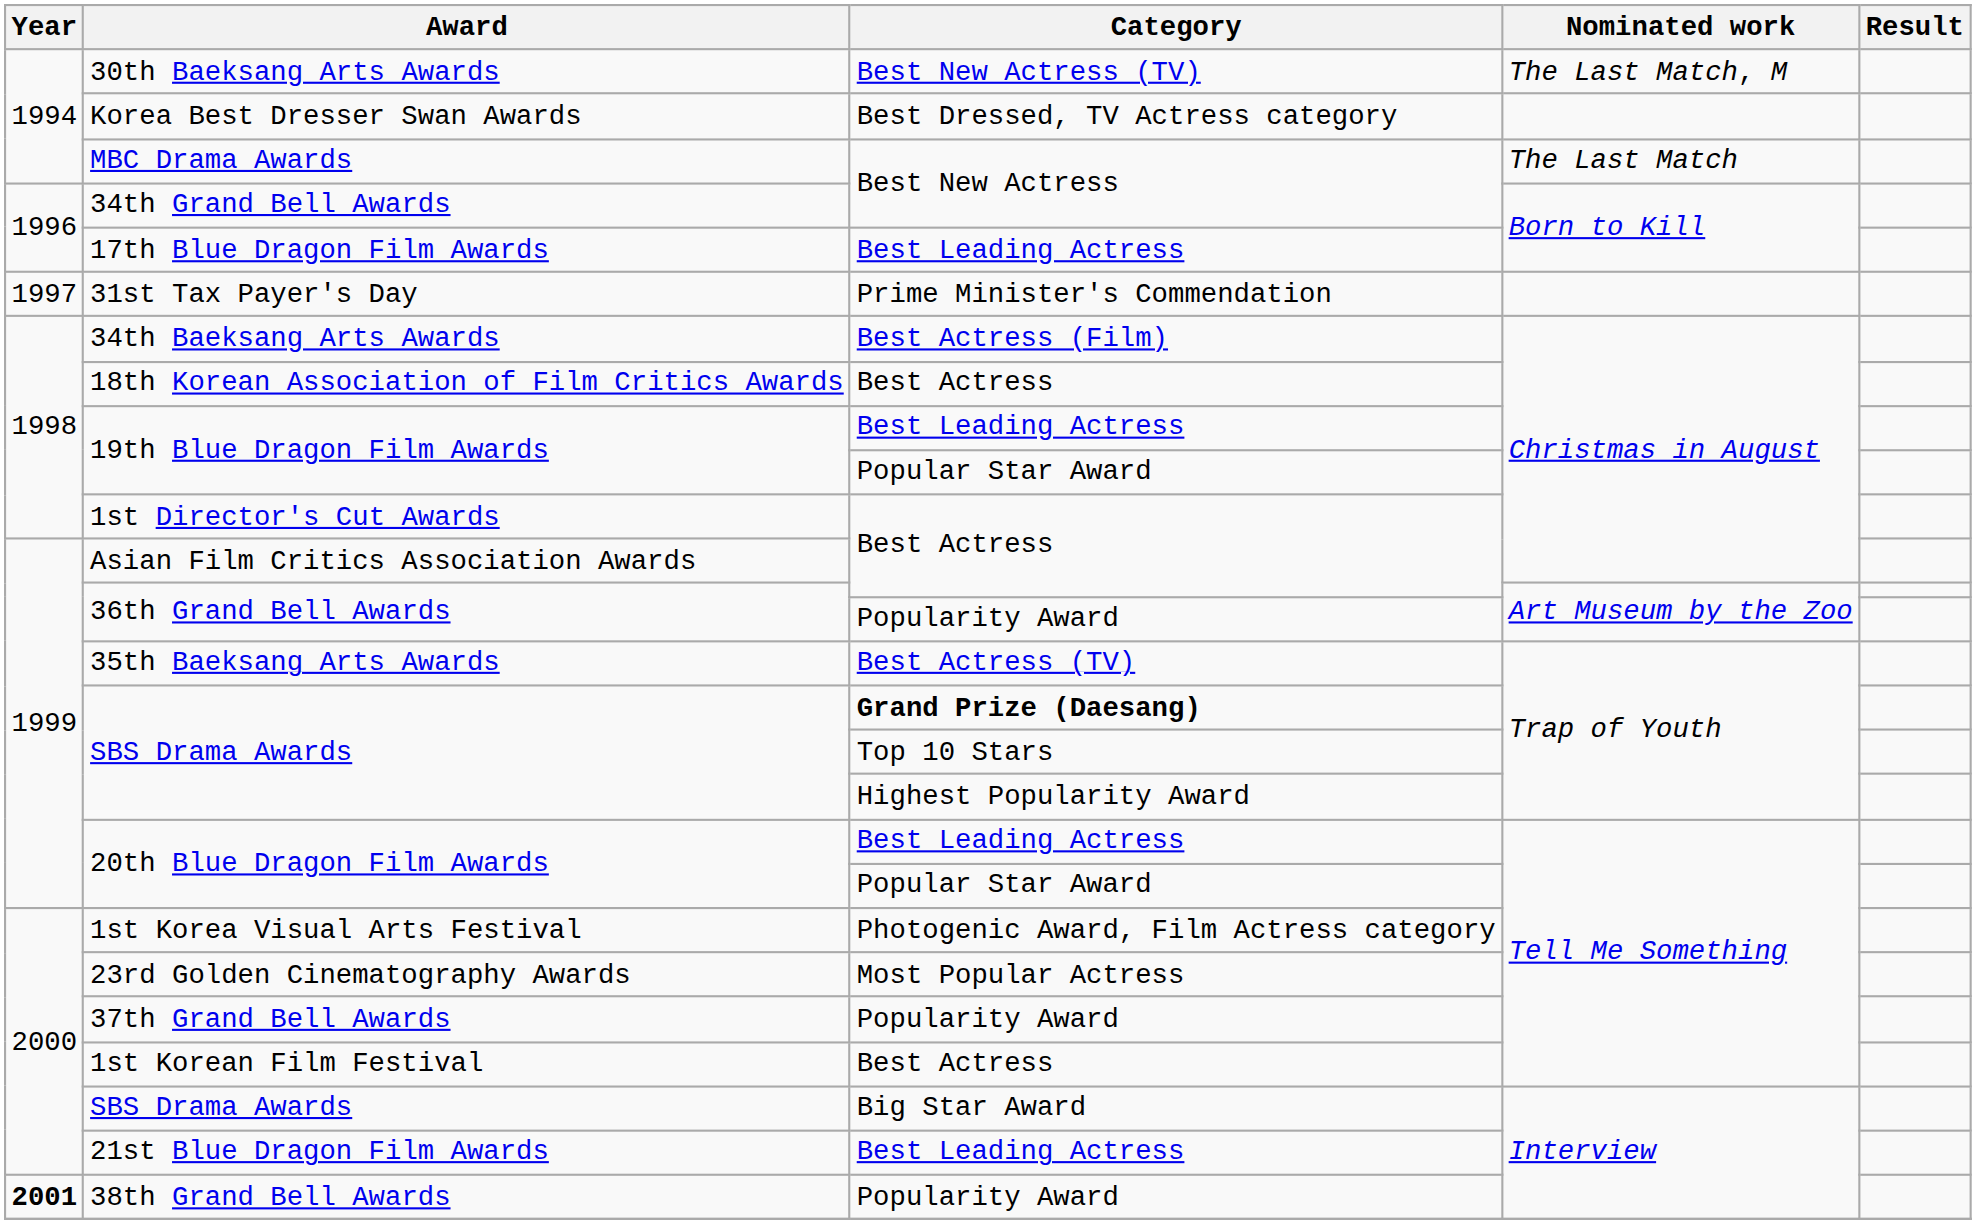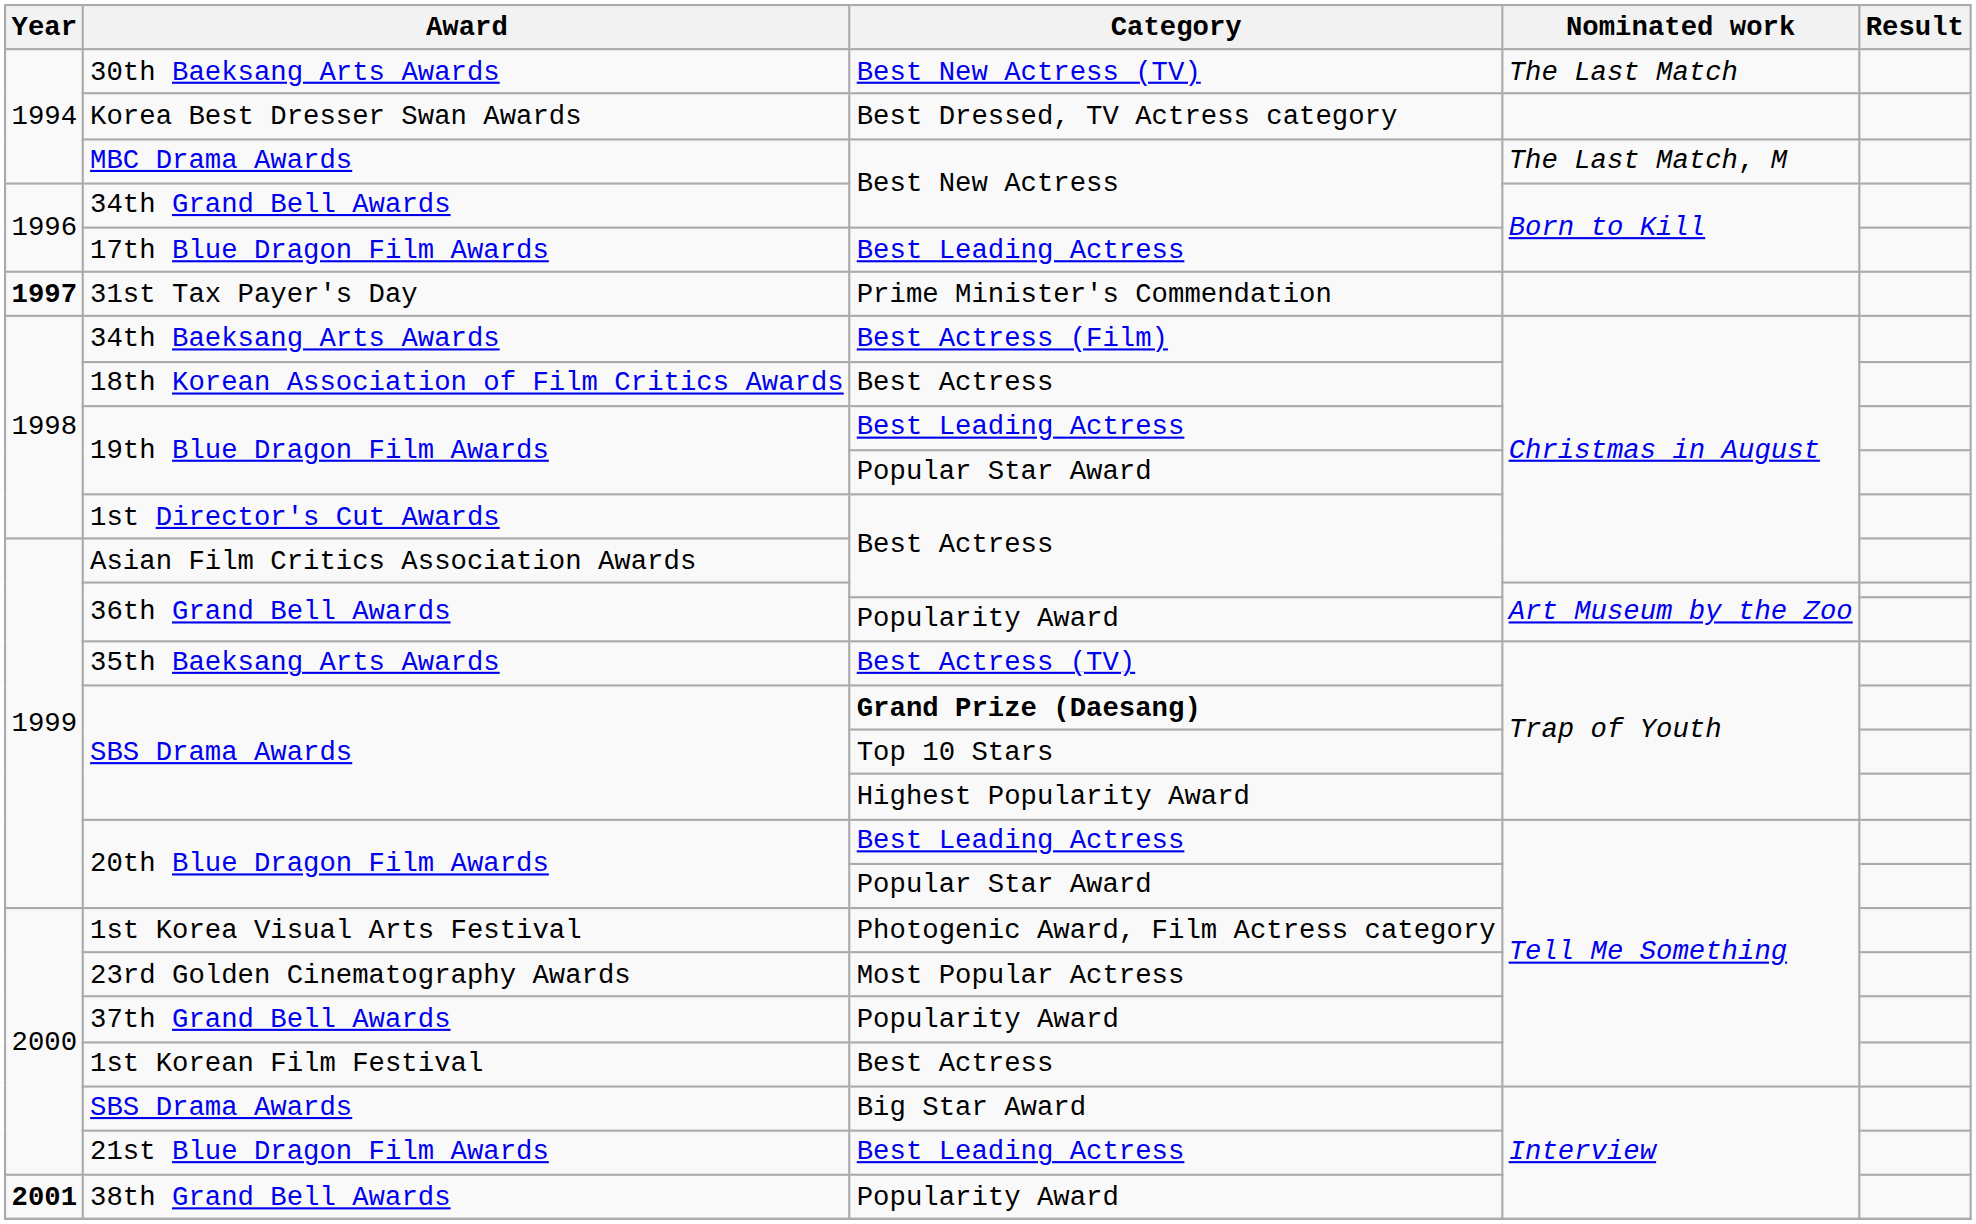(1648, 72) The Last Match, M -> (1623, 72) The Last Match
(1623, 161) The Last Match -> (1648, 161) The Last Match, M
(44, 294) normal -> (44, 294) bold
